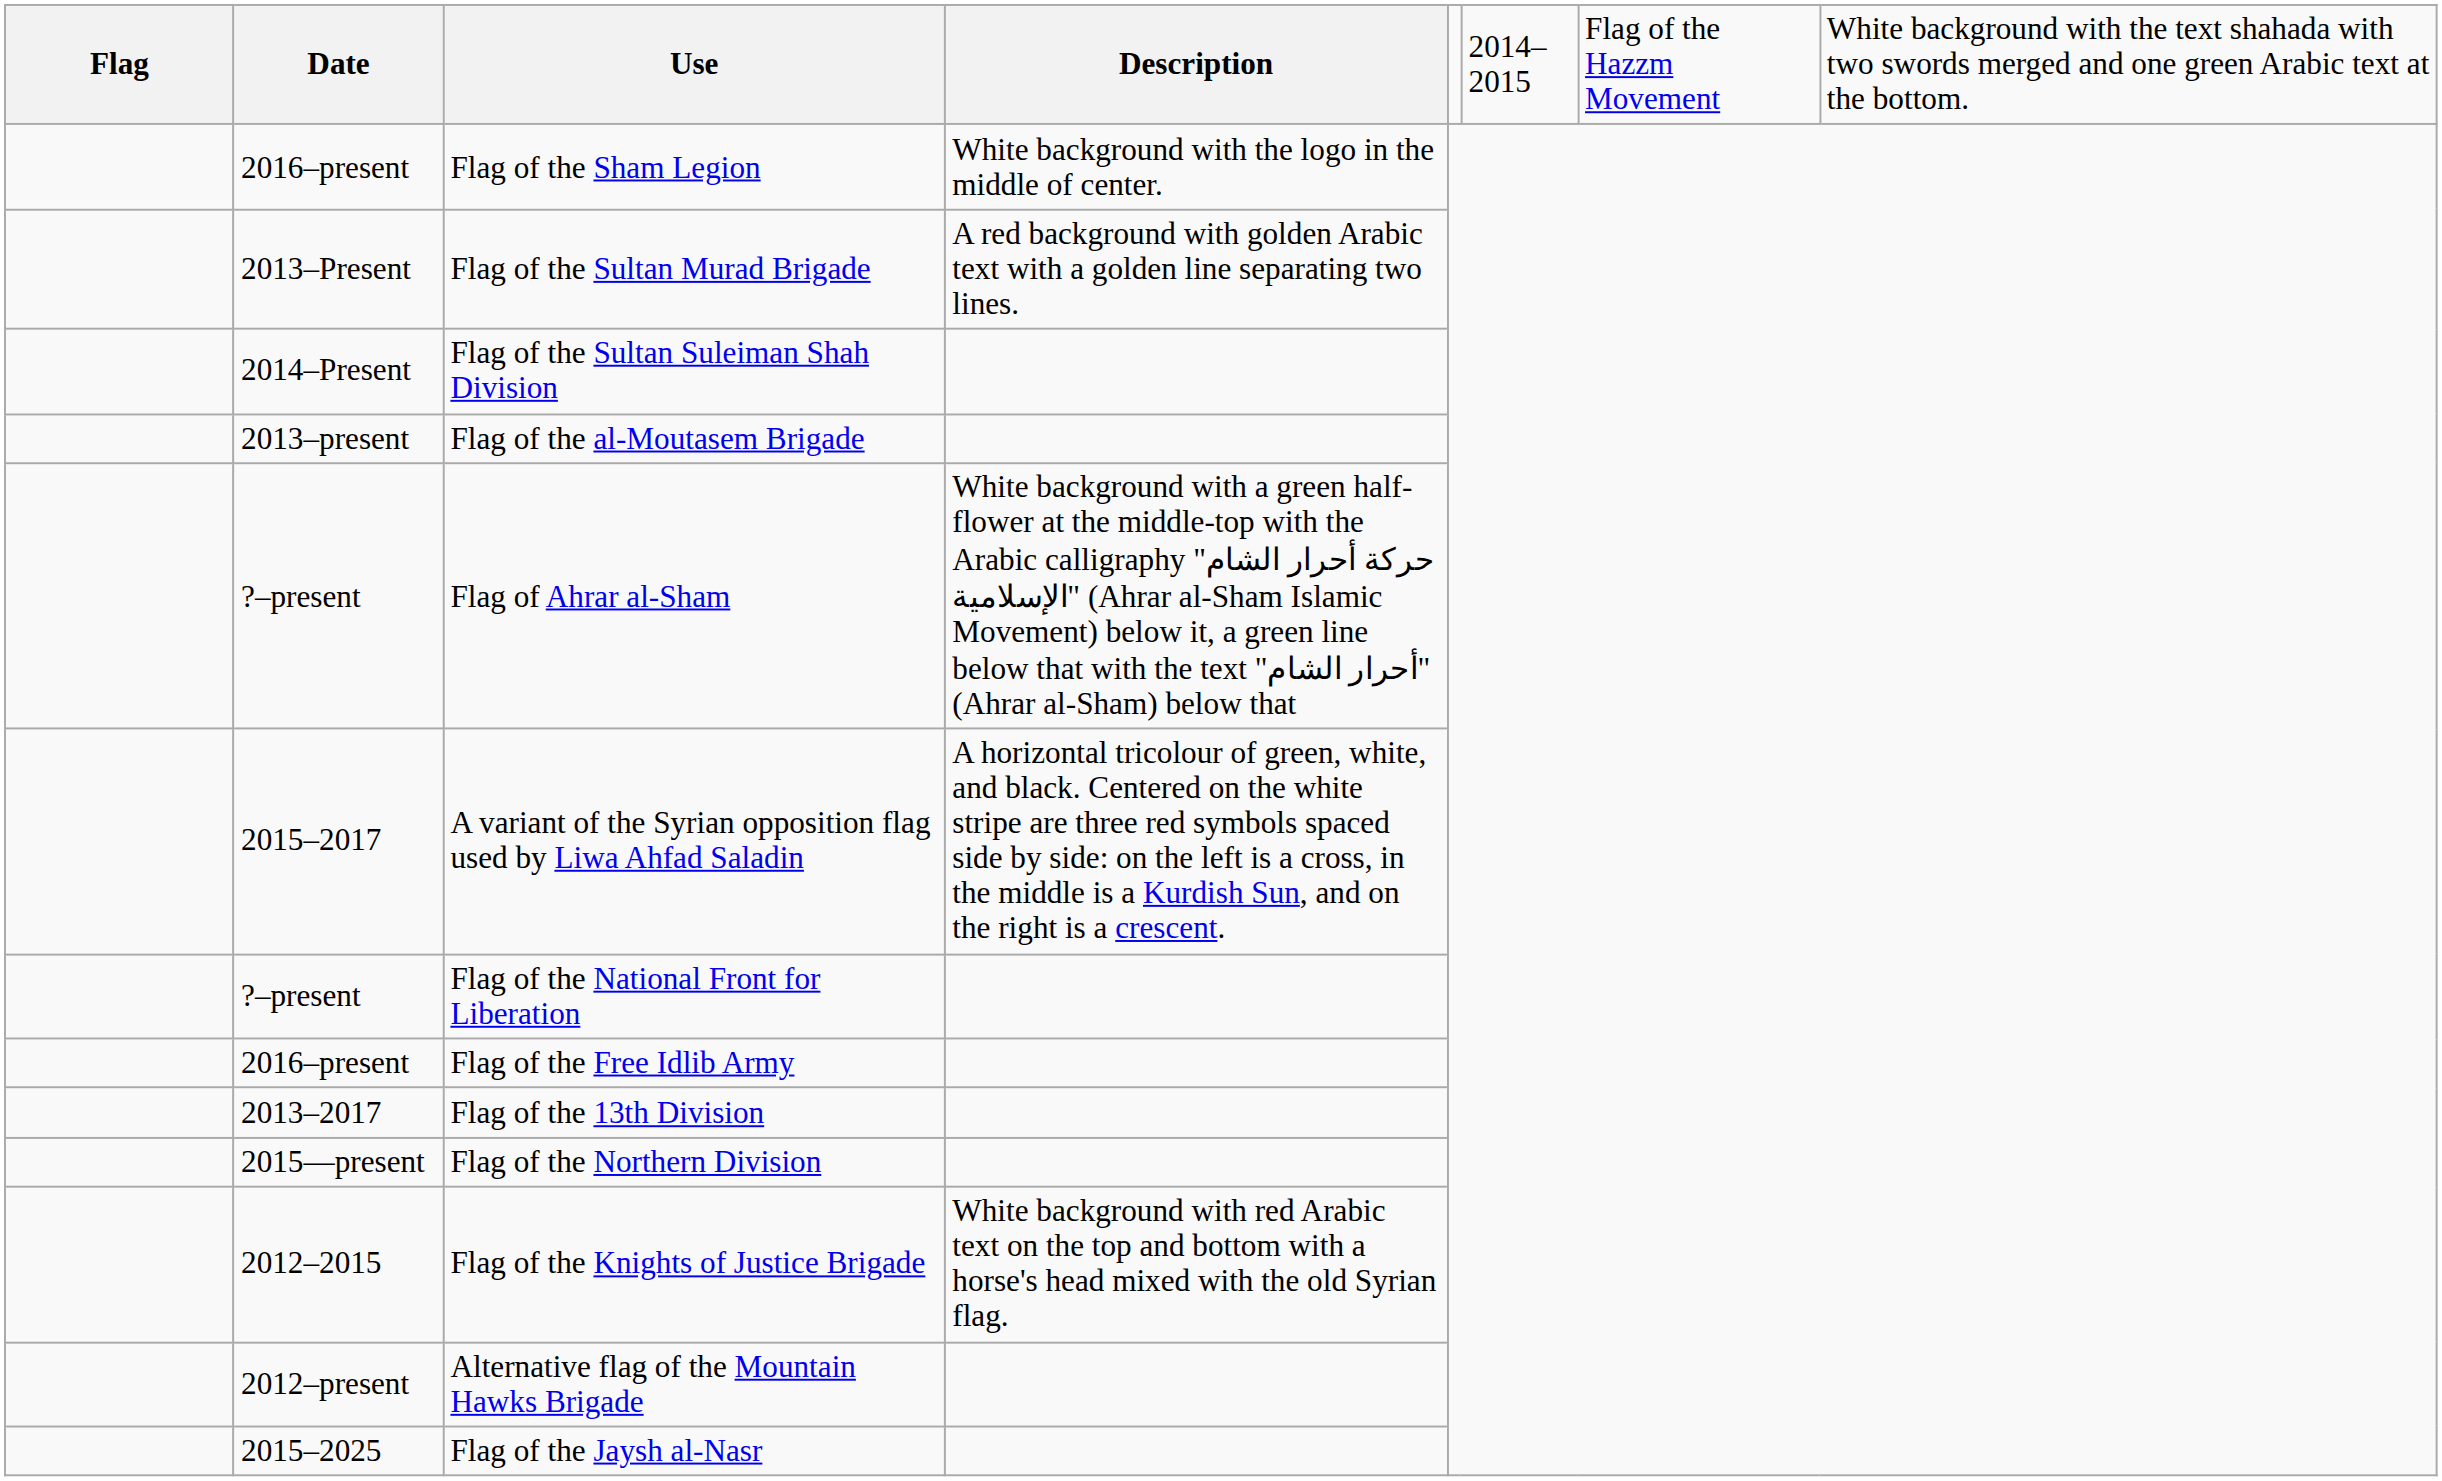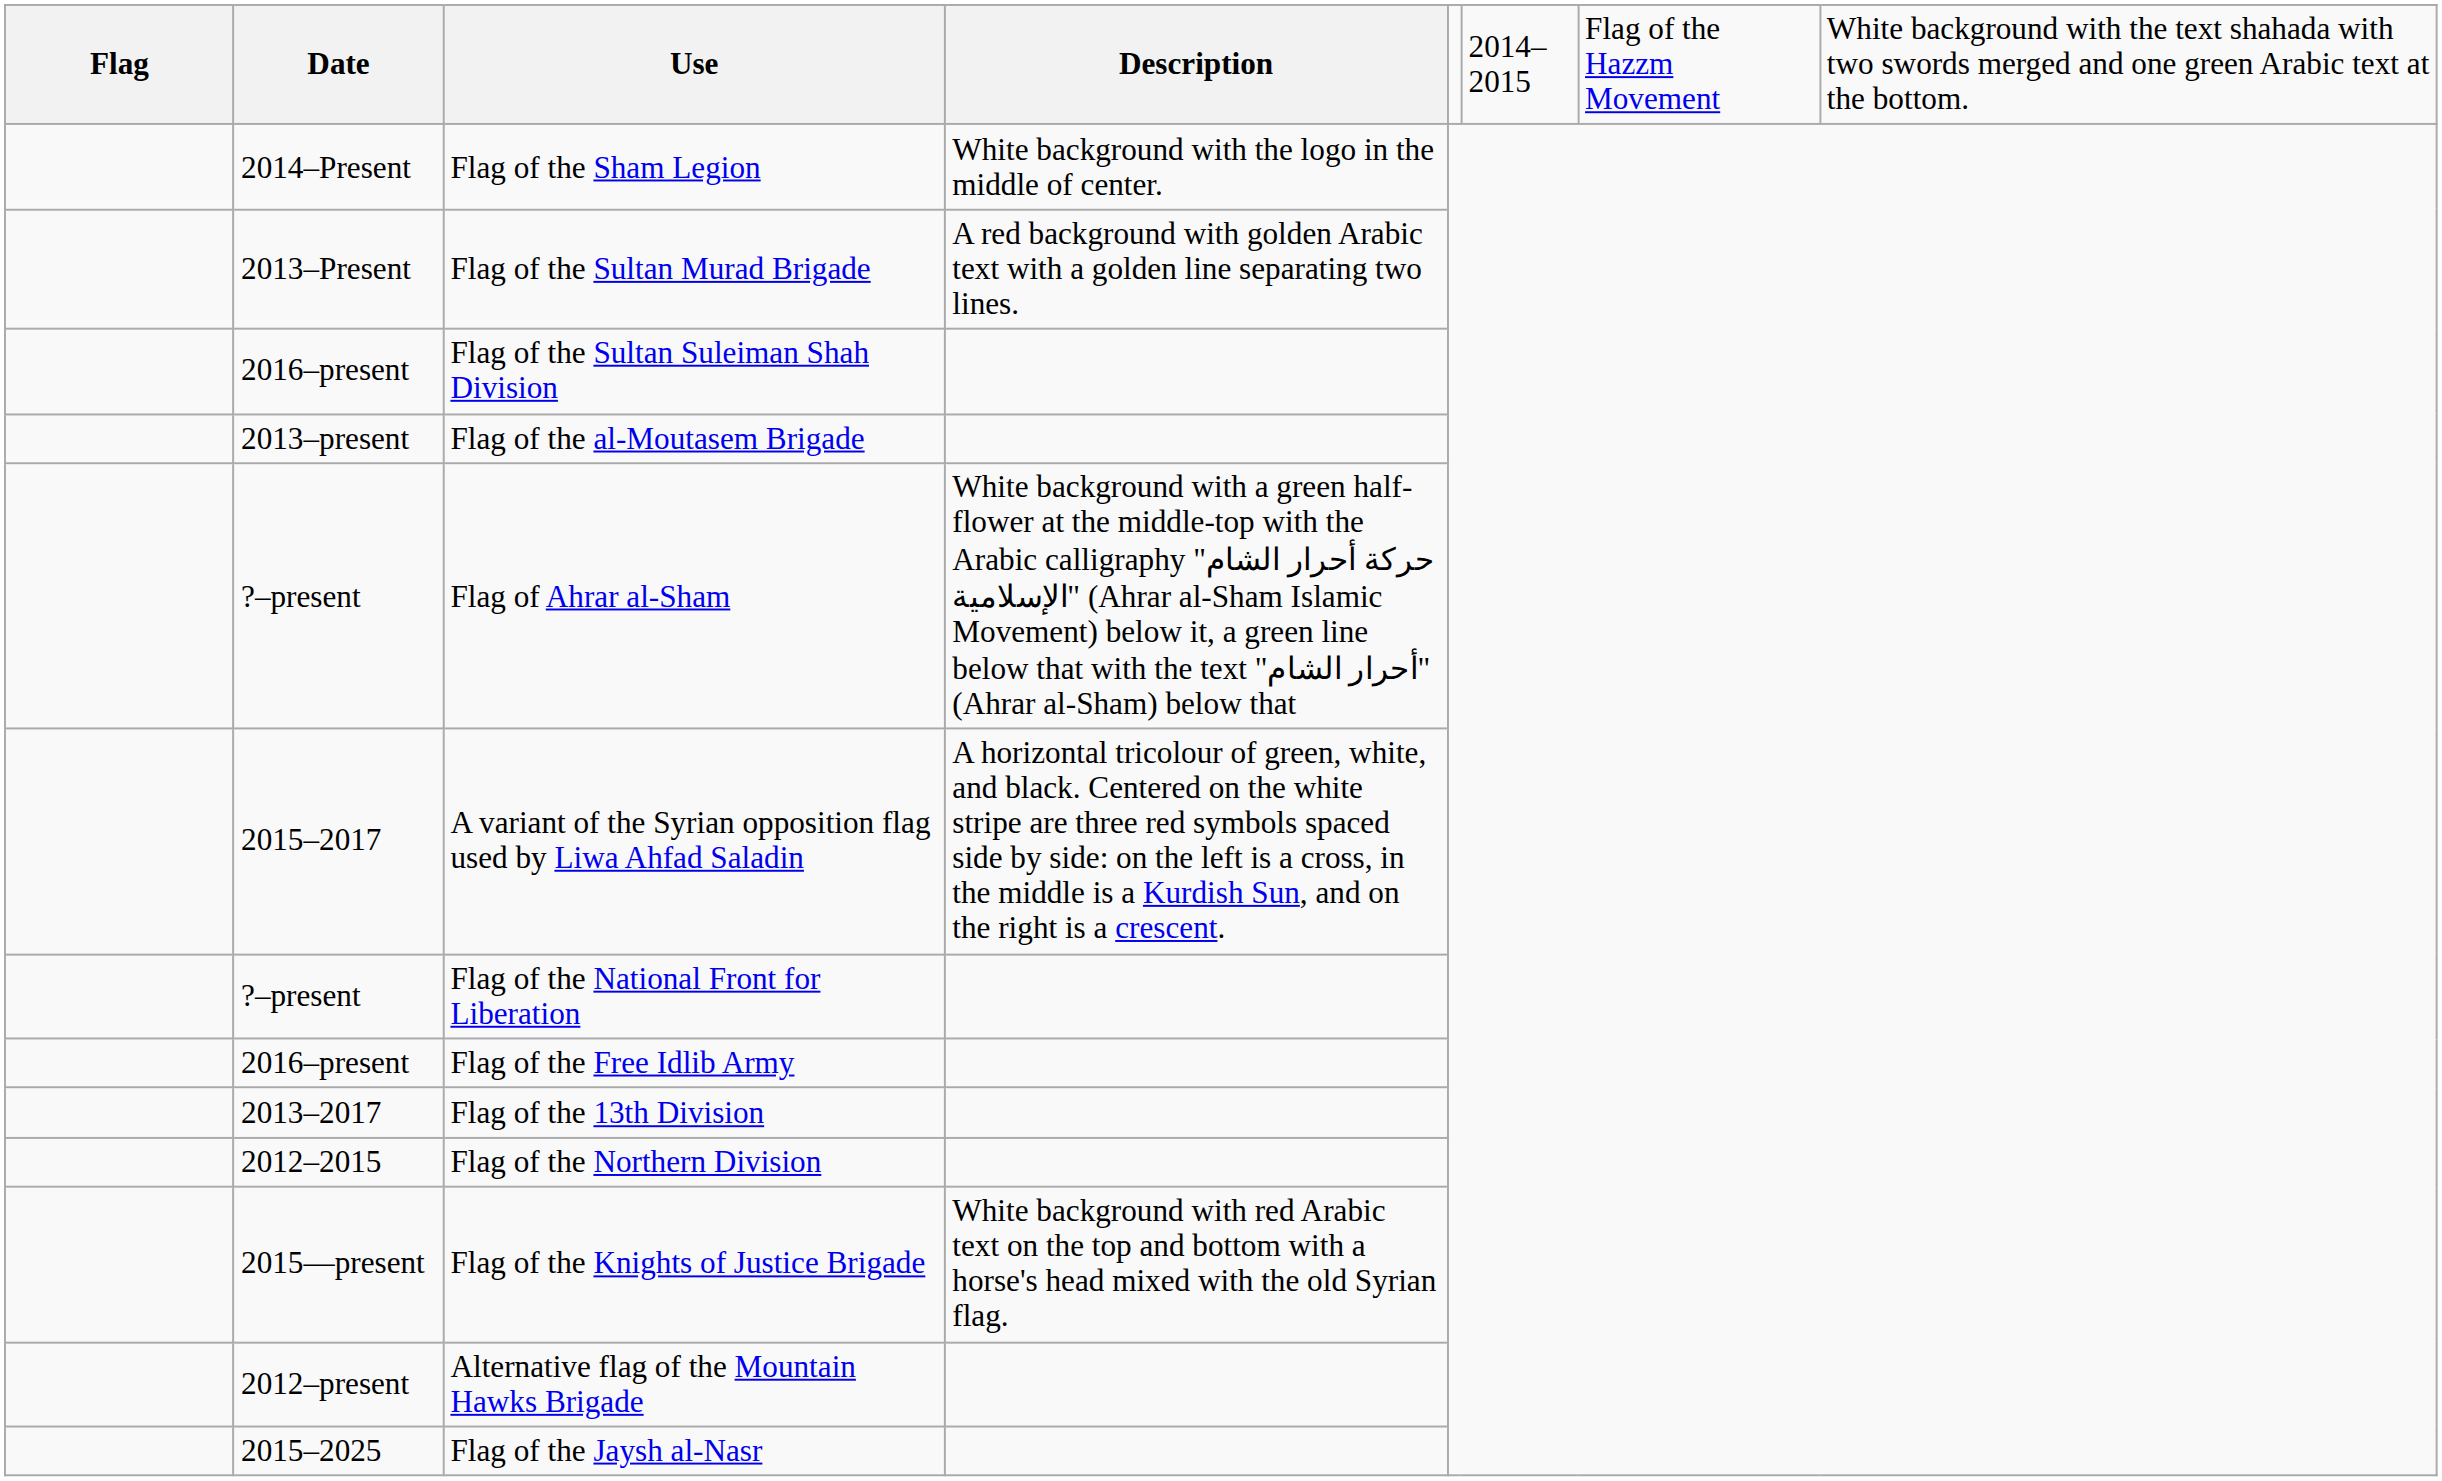(325, 166) 2016–present -> (326, 166) 2014–Present
(326, 370) 2014–Present -> (325, 370) 2016–present
(333, 1161) 2015—present -> (311, 1161) 2012–2015
(311, 1263) 2012–2015 -> (333, 1263) 2015—present
